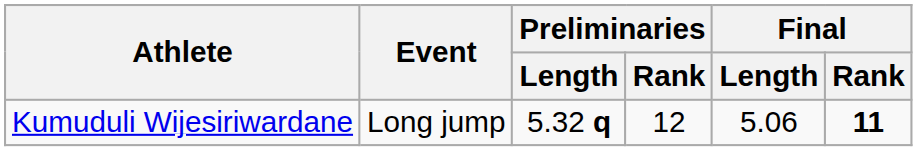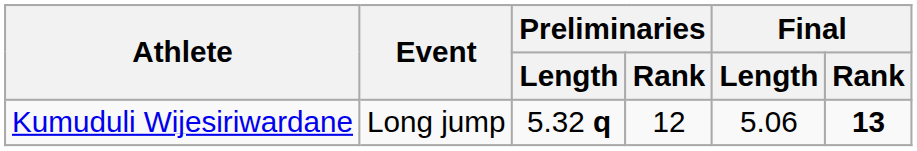(868, 123) 11 -> (868, 123) 13
